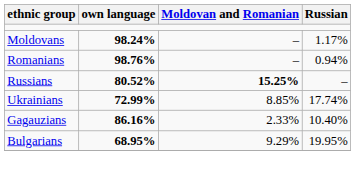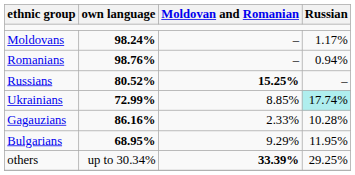(328, 100) no background -> (328, 100) paleturquoise background
(328, 120) 10.40% -> (328, 120) 10.28%
(328, 140) 19.95% -> (328, 140) 11.95%
+ row: (23, 160)
